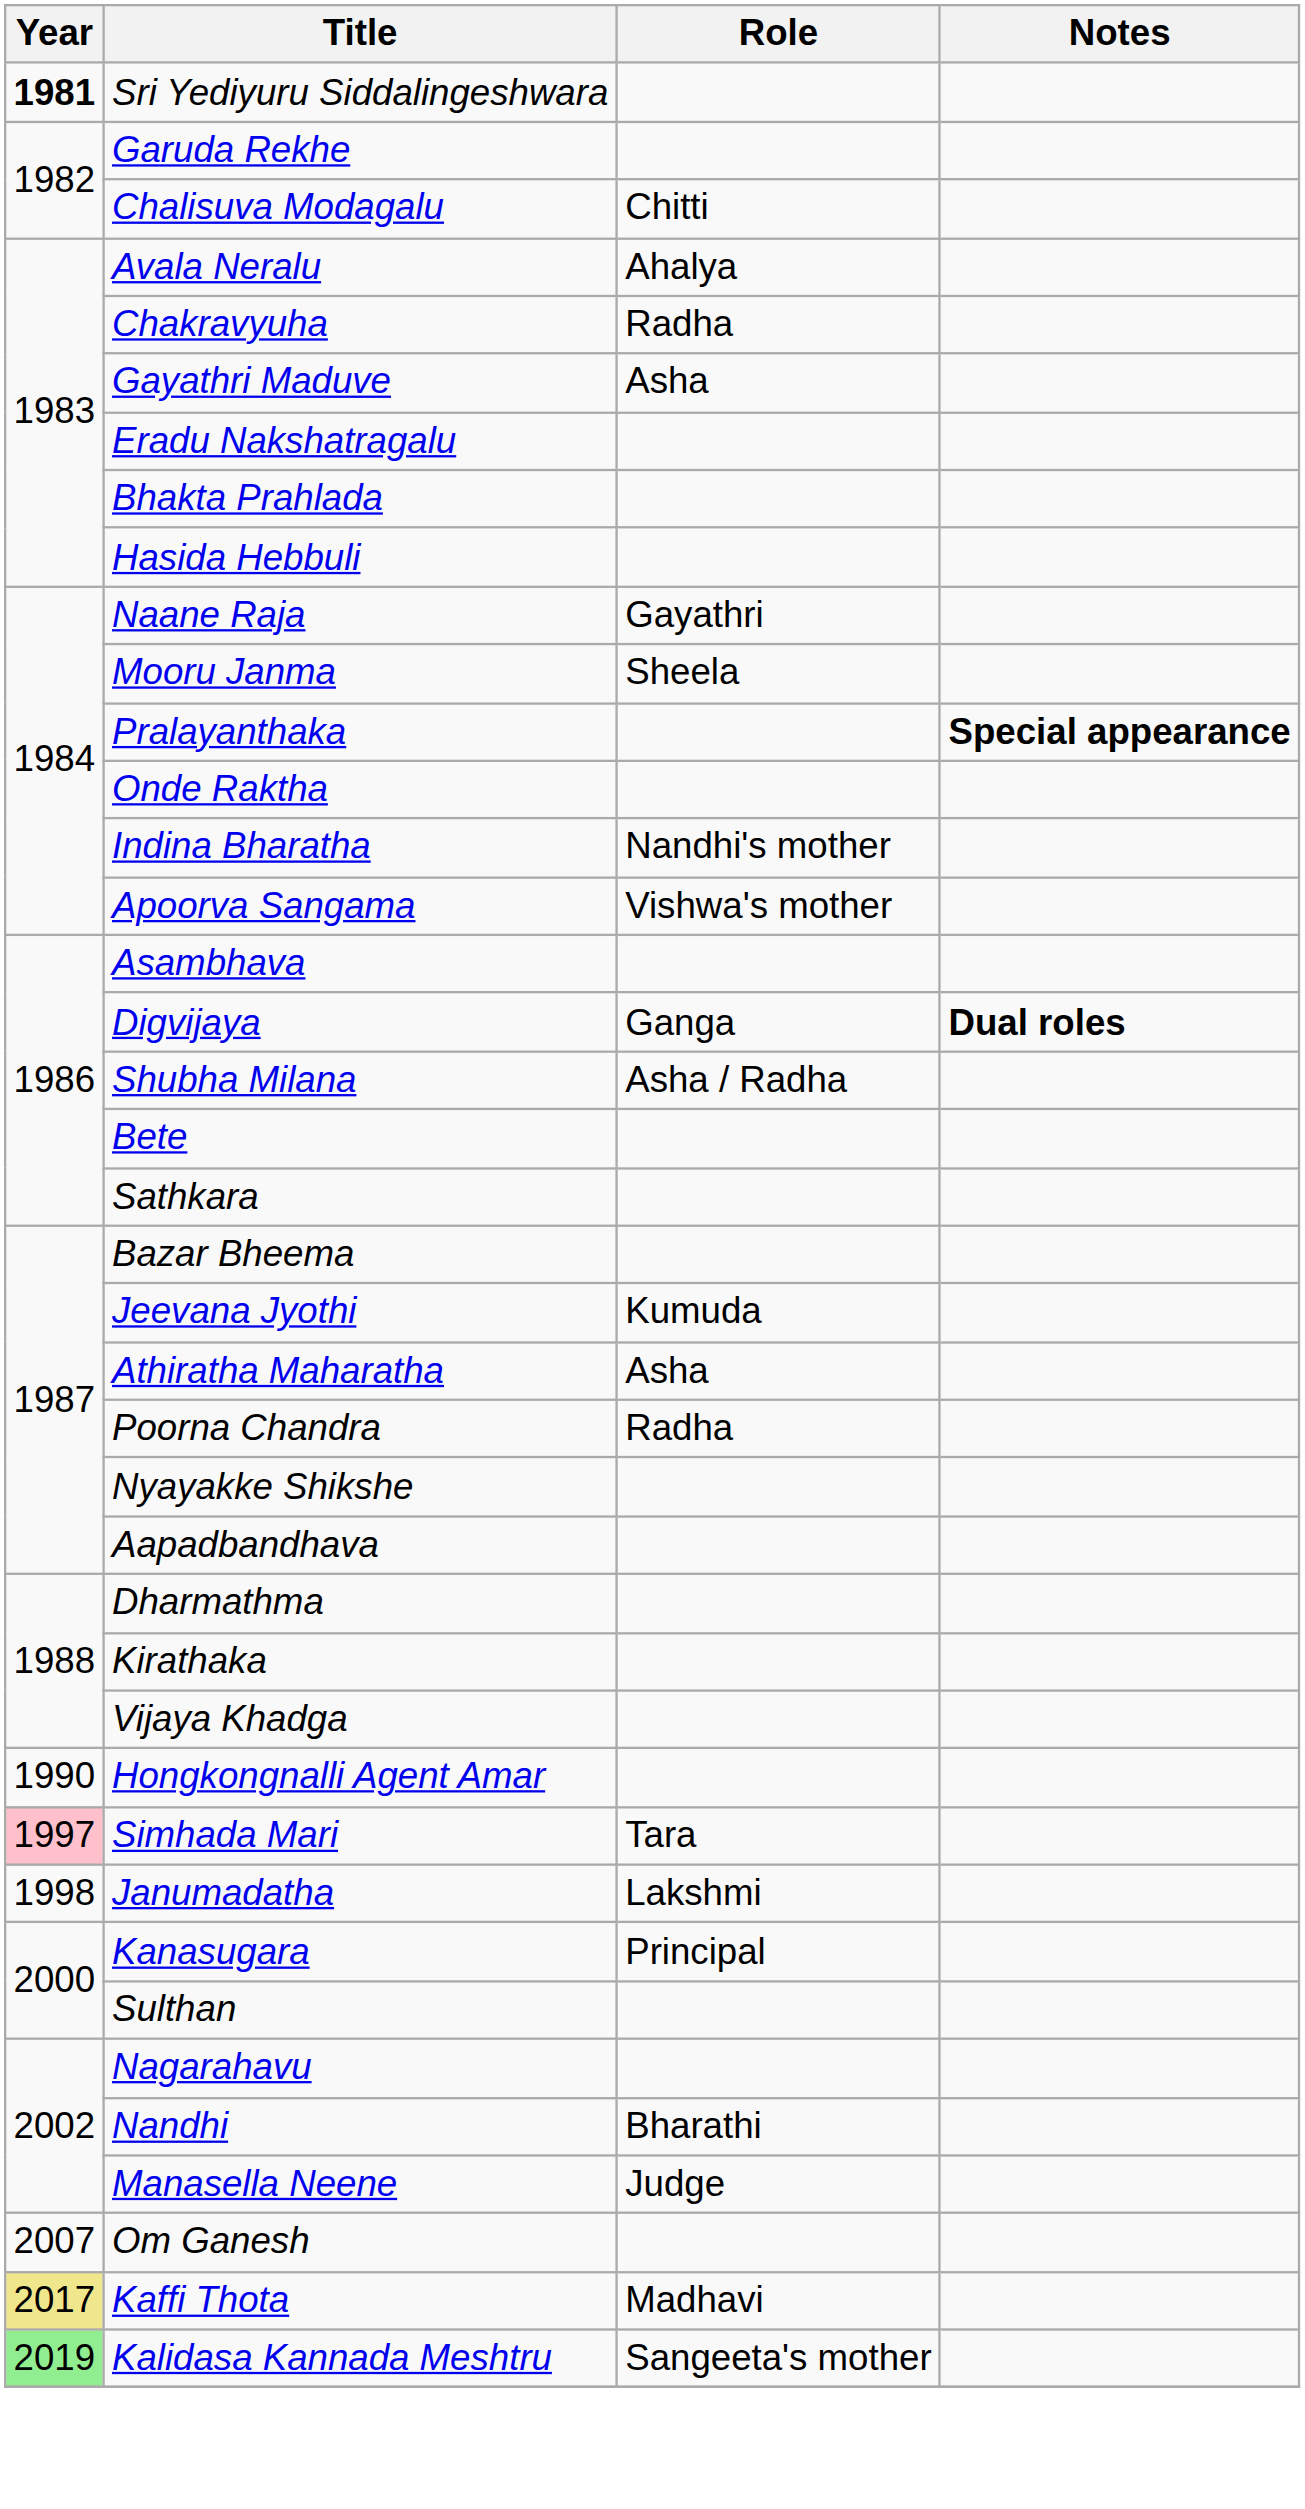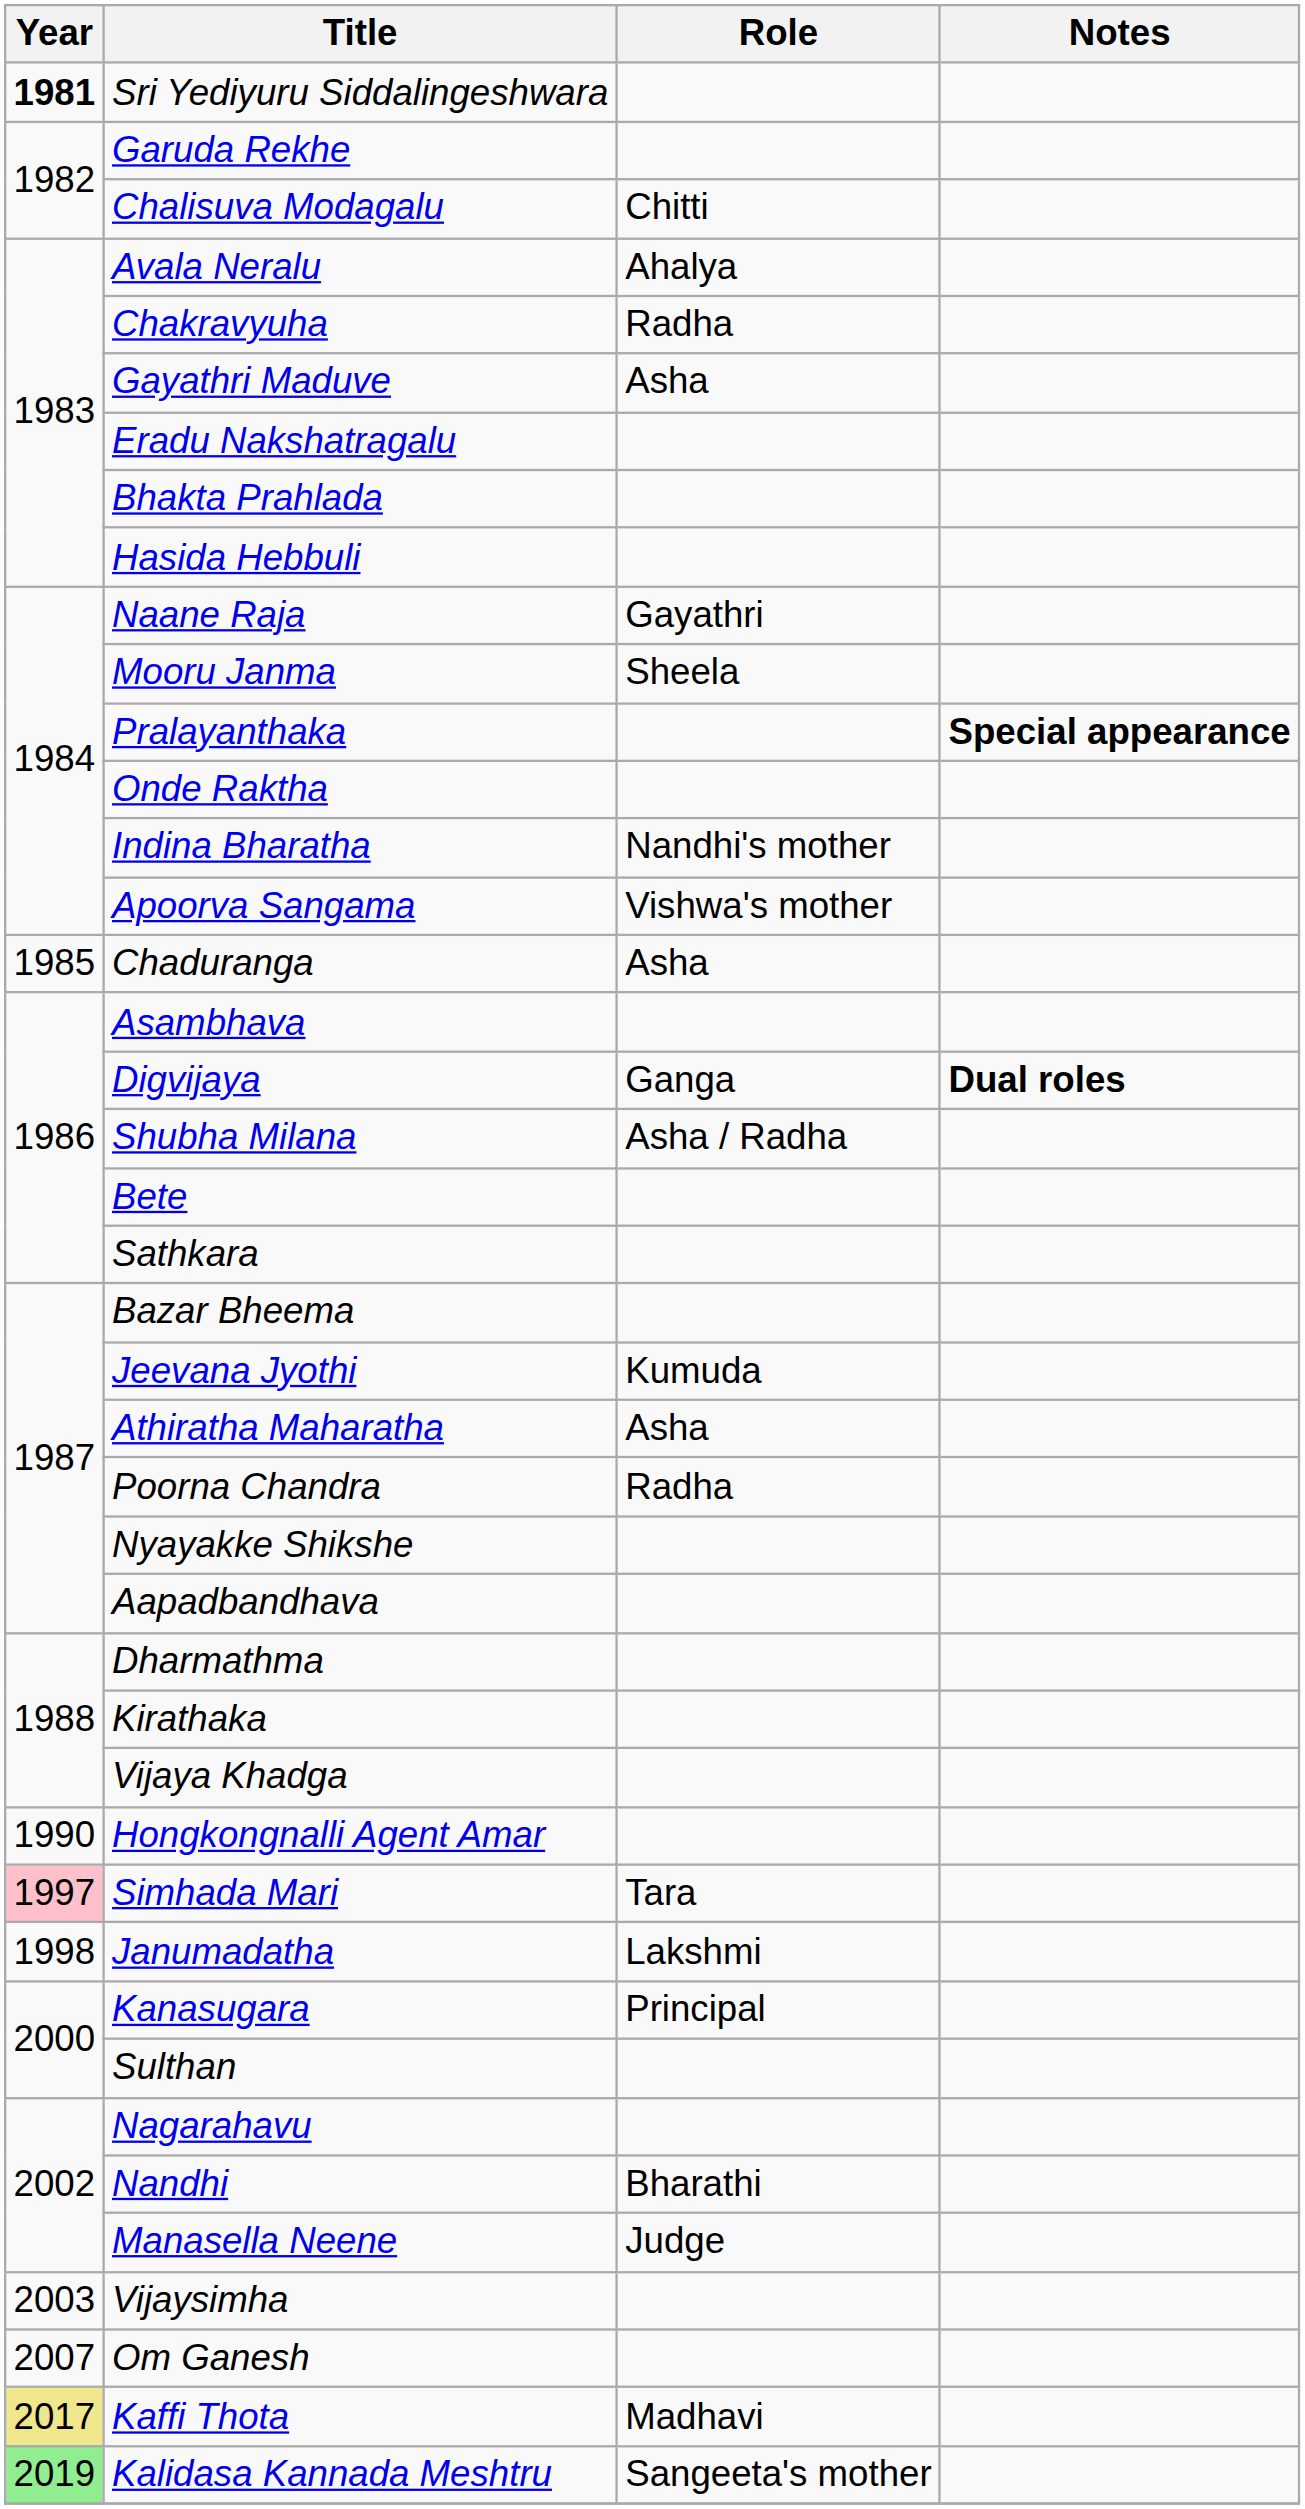+ row: (213, 963)
+ row: (200, 2299)
